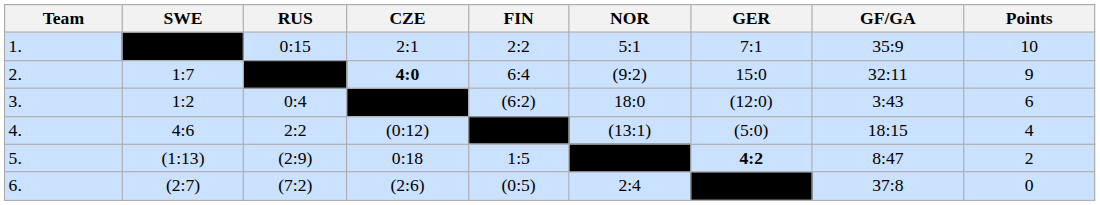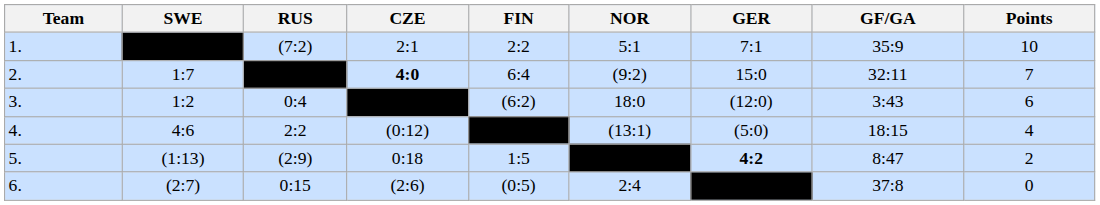(295, 46) 0:15 -> (295, 46) (7:2)
(1029, 74) 9 -> (1029, 74) 7
(295, 185) (7:2) -> (295, 185) 0:15
